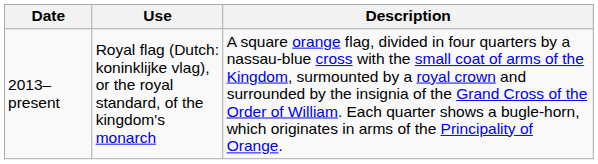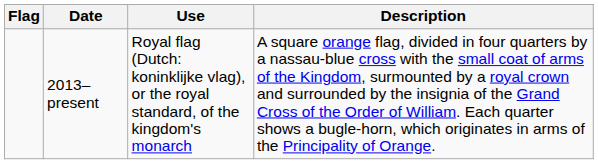+ column: (24, 16)
